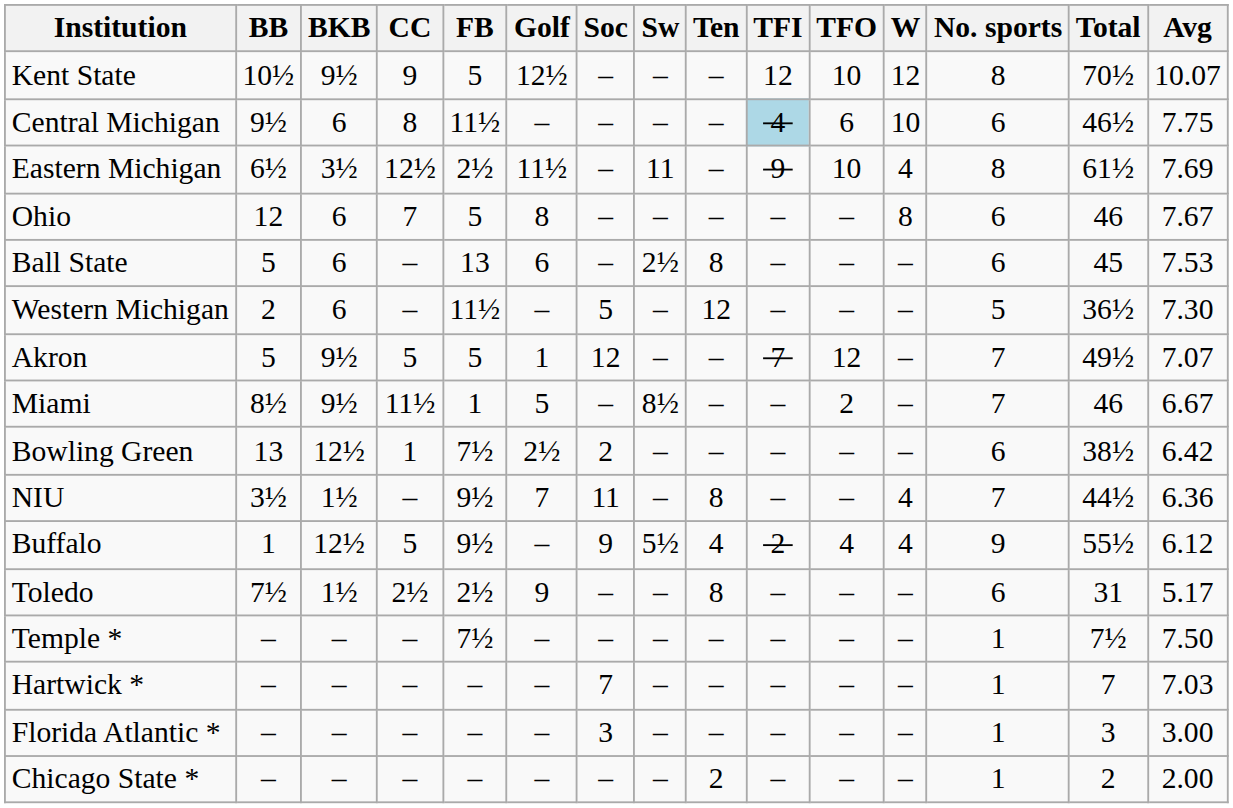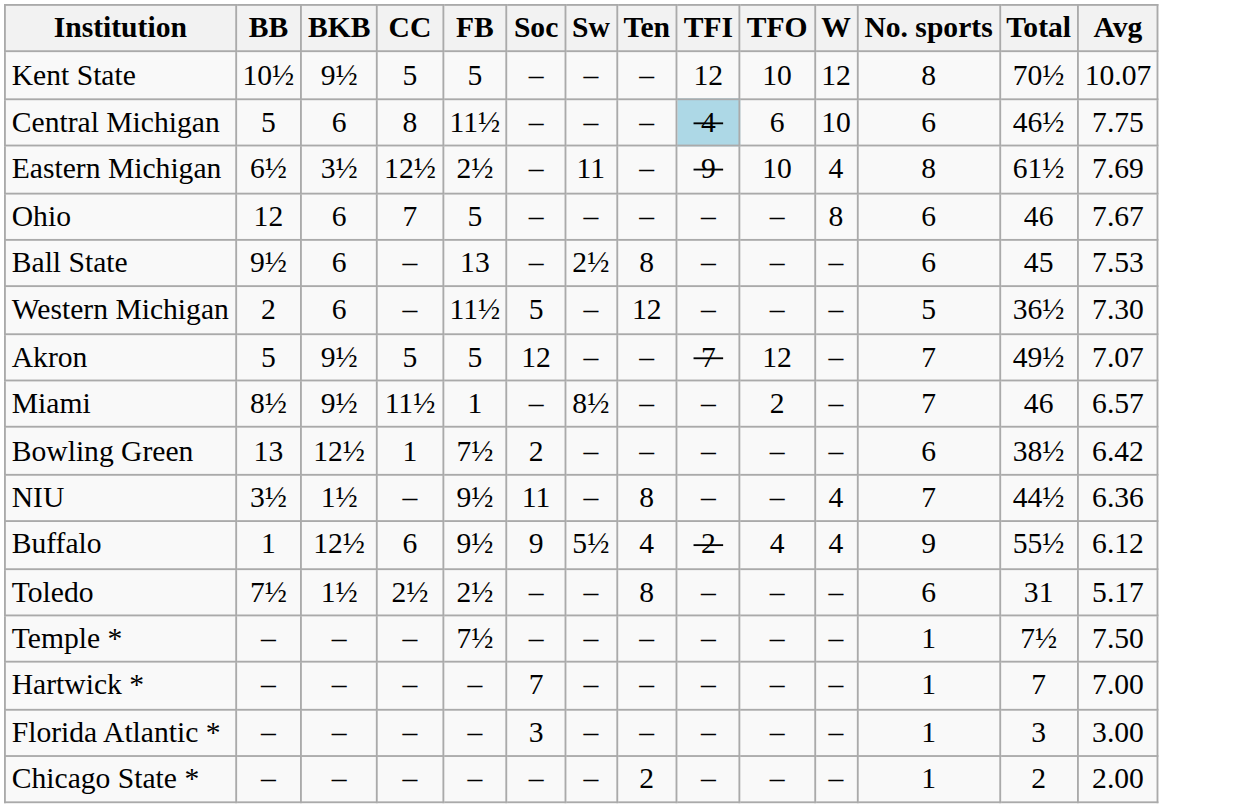- column: (542, 27)
(410, 74) 9 -> (410, 74) 5
(268, 121) 9½ -> (268, 121) 5
(268, 262) 5 -> (268, 262) 9½
(1188, 403) 6.67 -> (1118, 403) 6.57
(410, 544) 5 -> (410, 544) 6
(1188, 685) 7.03 -> (1118, 685) 7.00
